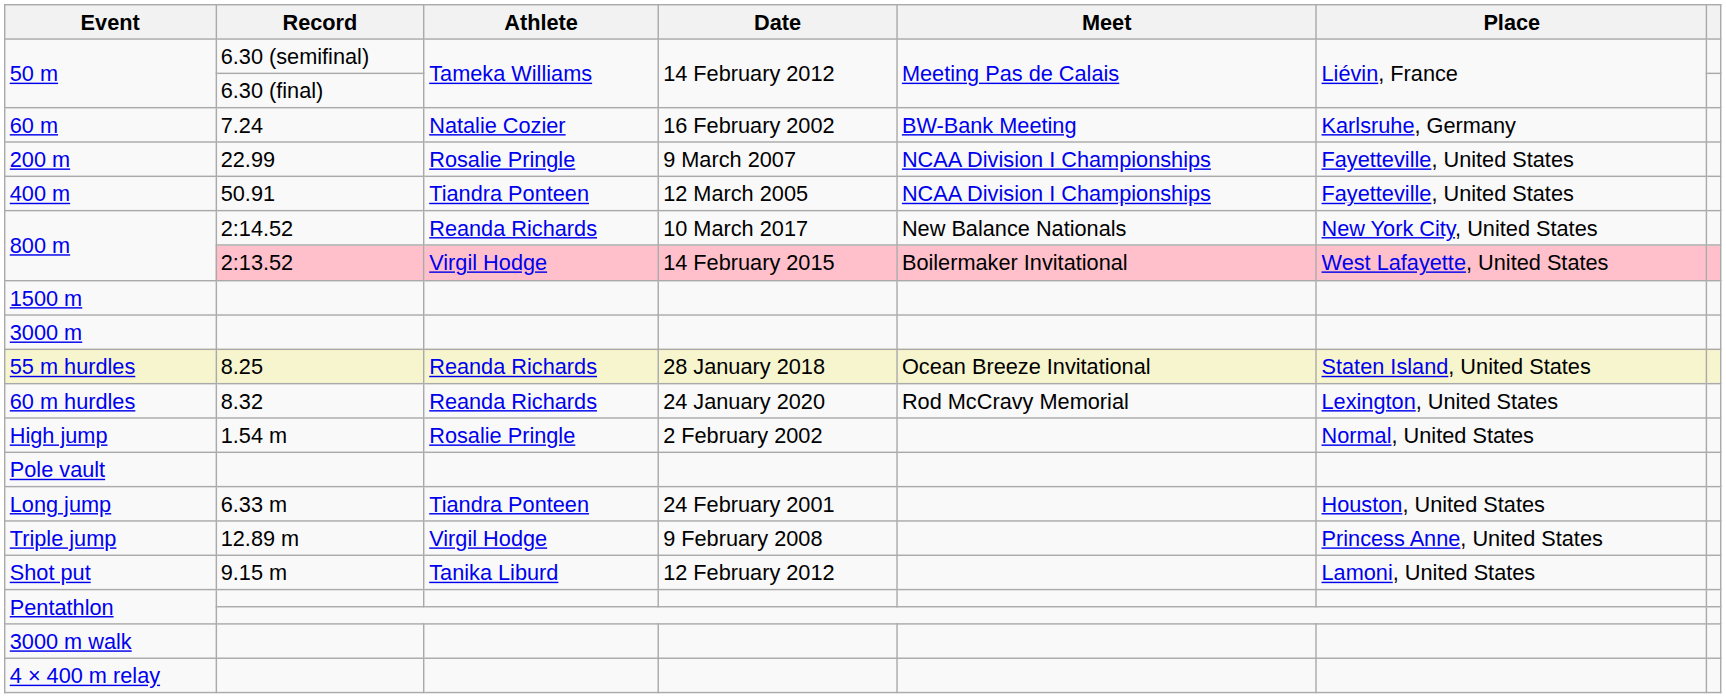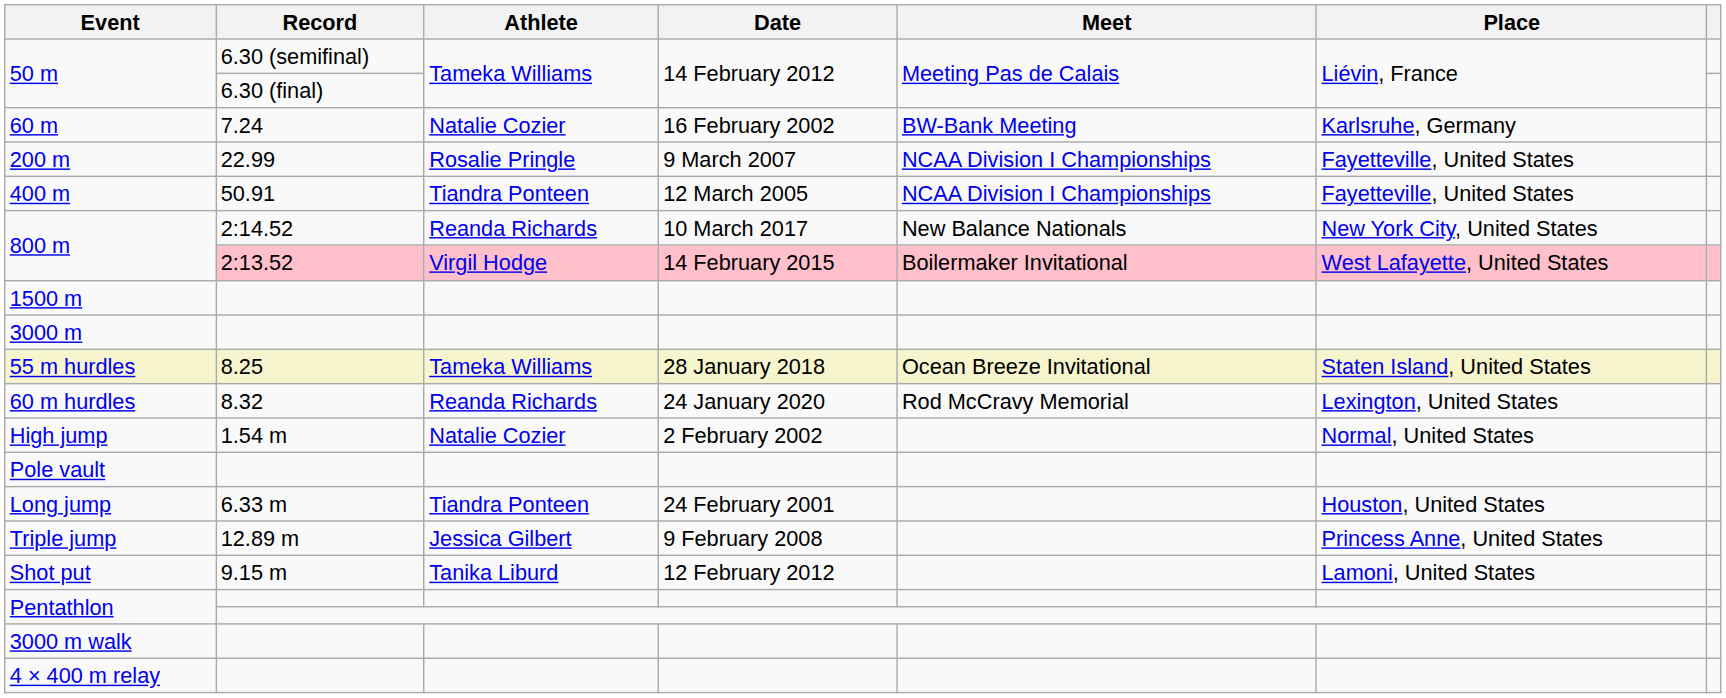(513, 366) Reanda Richards -> (511, 366) Tameka Williams
(502, 435) Rosalie Pringle -> (497, 435) Natalie Cozier
(488, 538) Virgil Hodge -> (500, 538) Jessica Gilbert
